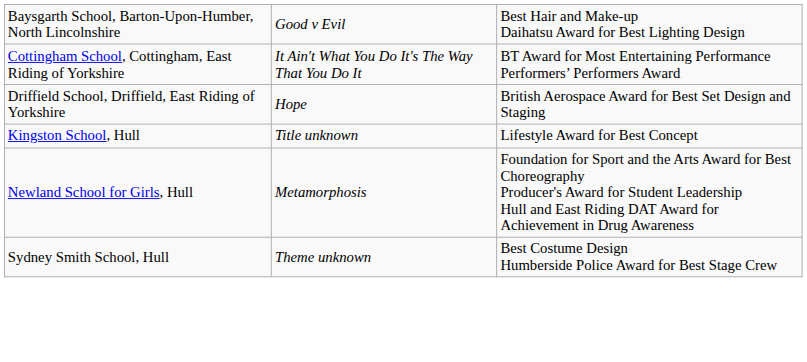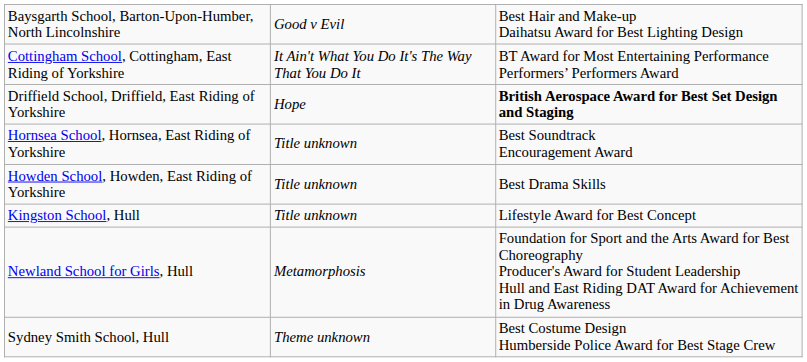(645, 104) normal -> (638, 104) bold
+ row: (129, 144)
+ row: (130, 184)
